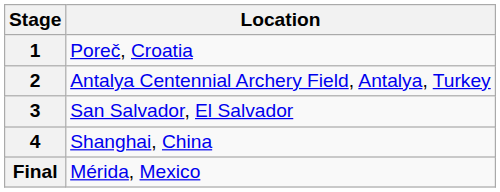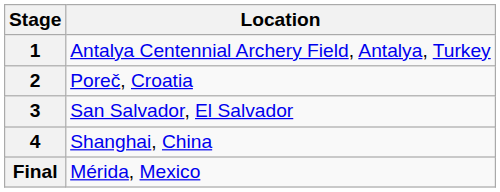(132, 50) Poreč, Croatia -> (280, 50) Antalya Centennial Archery Field, Antalya, Turkey
(280, 80) Antalya Centennial Archery Field, Antalya, Turkey -> (132, 80) Poreč, Croatia
